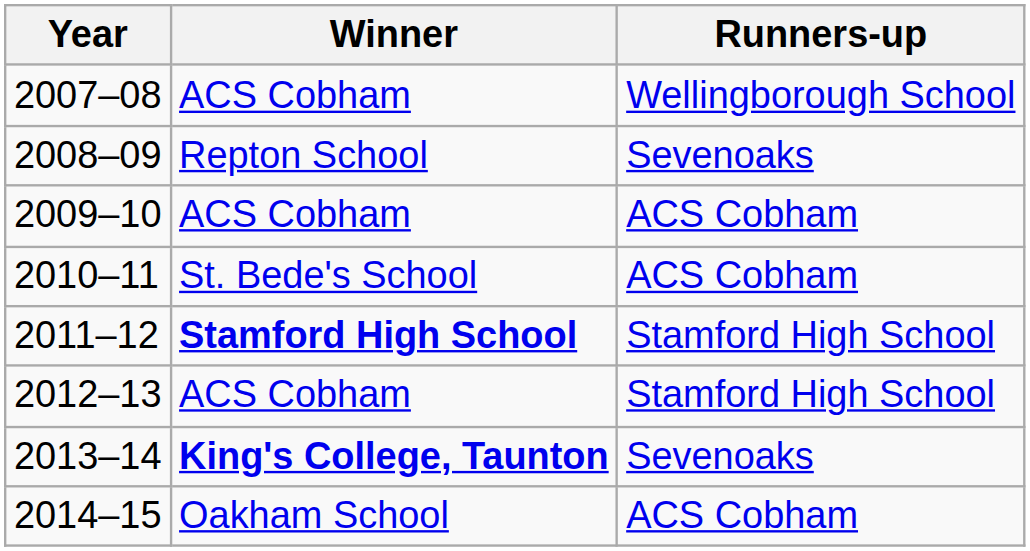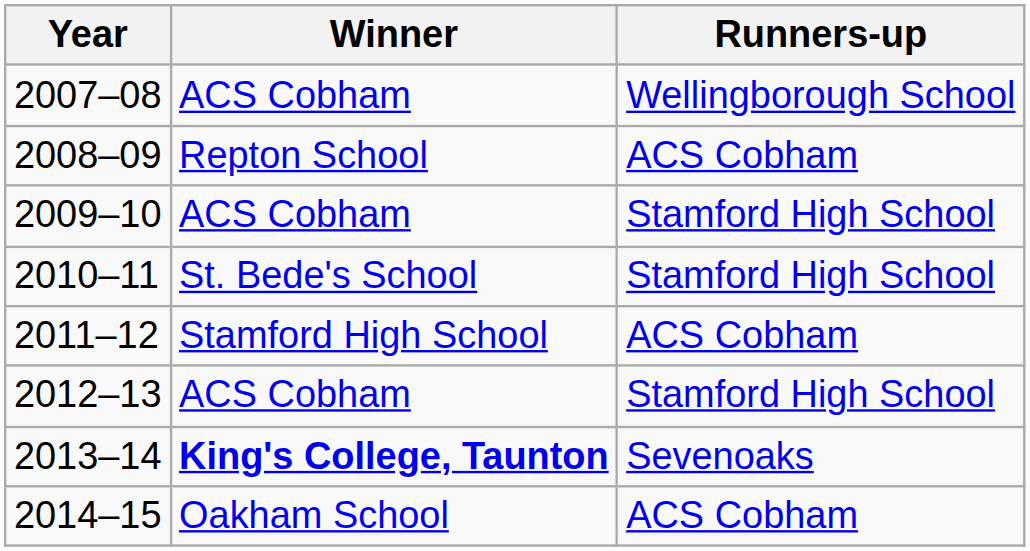(720, 154) Sevenoaks -> (742, 154) ACS Cobham
(742, 214) ACS Cobham -> (811, 214) Stamford High School
(742, 275) ACS Cobham -> (811, 275) Stamford High School
(378, 335) bold -> (363, 335) normal
(811, 335) Stamford High School -> (742, 335) ACS Cobham
